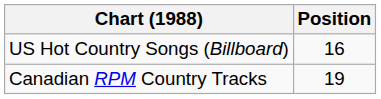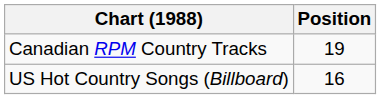rows swapped: (138, 78) <-> (149, 49)
